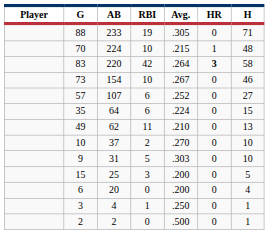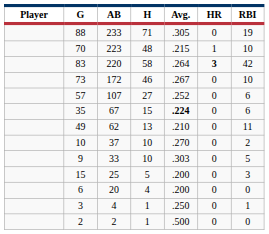columns swapped: (248, 14) <-> (147, 14)
(114, 48) 224 -> (114, 48) 223
(114, 80) 154 -> (114, 80) 172
(114, 111) 64 -> (114, 111) 67
(181, 111) normal -> (181, 111) bold
(114, 158) 31 -> (114, 158) 33
